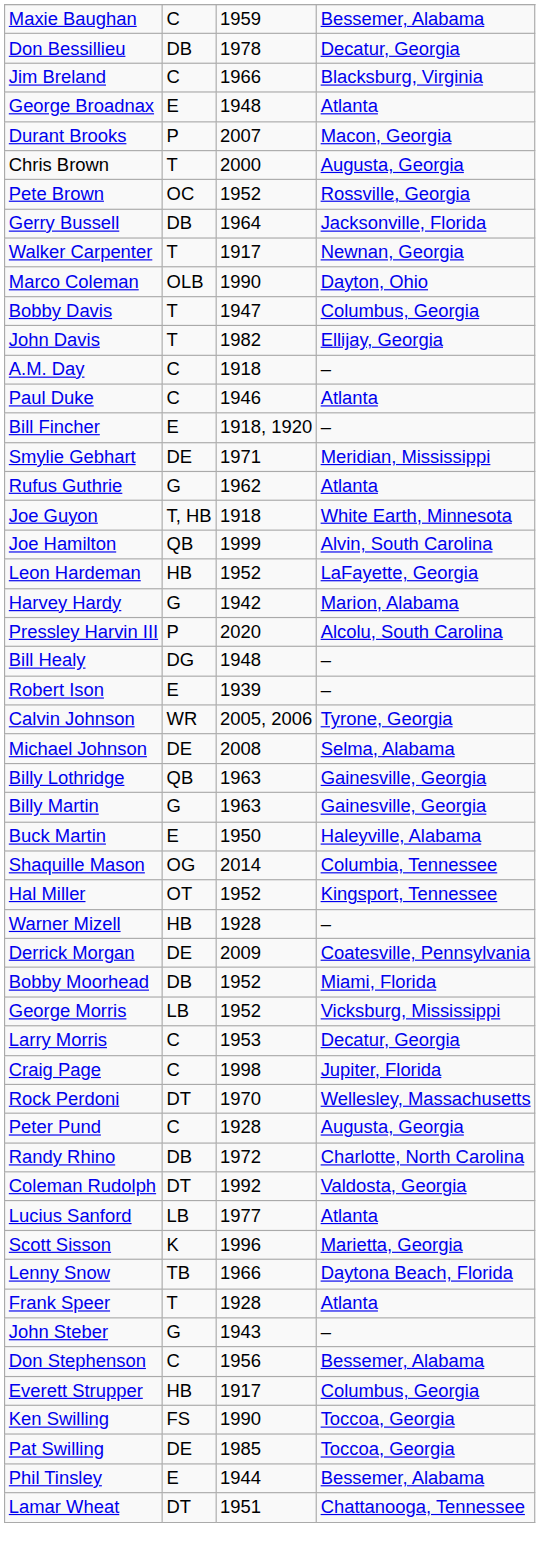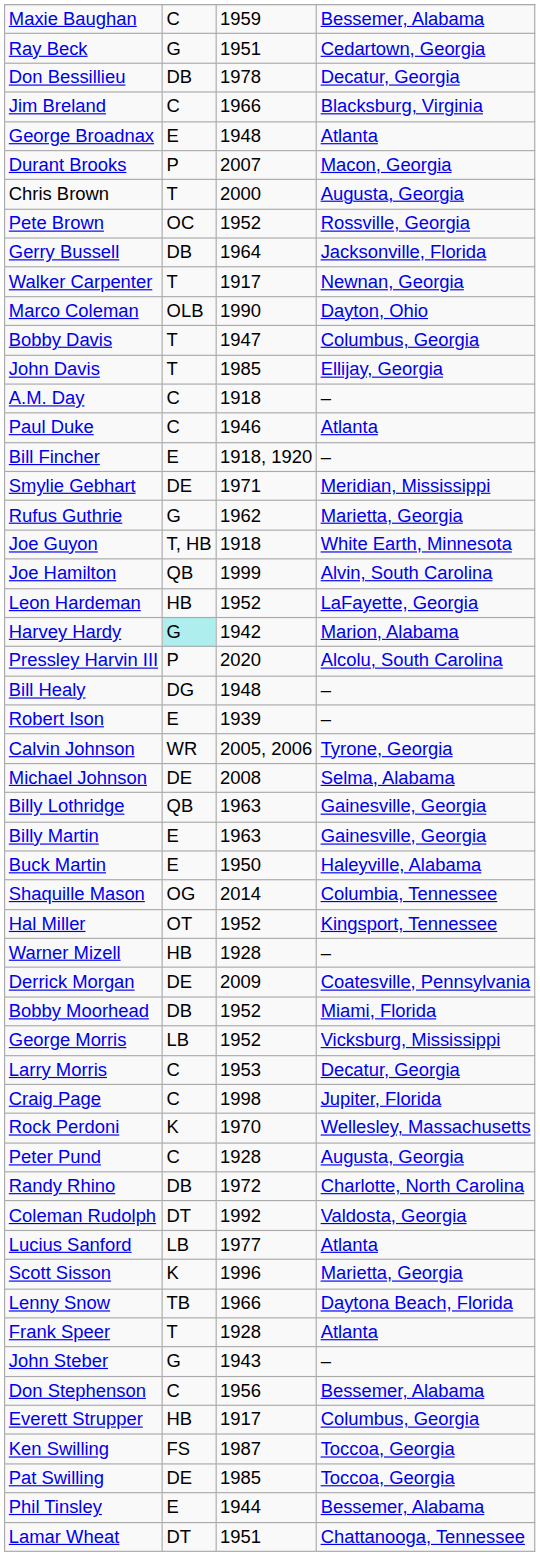+ row: (48, 48)
(241, 340) 1982 -> (241, 369) 1985
(349, 485) Atlanta -> (392, 515) Marietta, Georgia
(174, 602) no background -> (174, 631) paleturquoise background
(174, 806) G -> (173, 836) E
(179, 1098) DT -> (173, 1127) K
(241, 1419) 1990 -> (241, 1448) 1987
